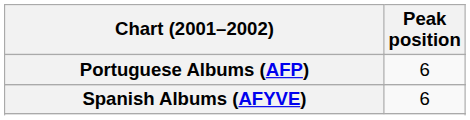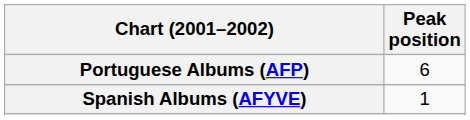(425, 98) 6 -> (425, 98) 1
